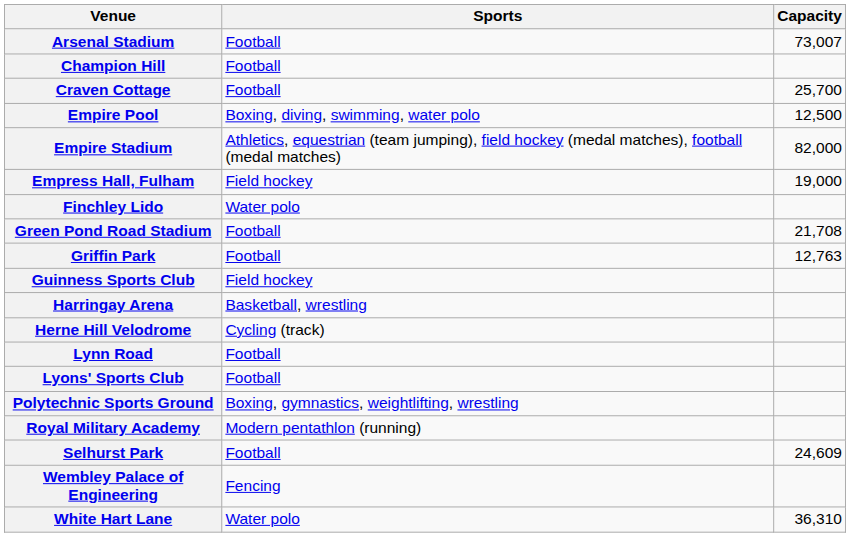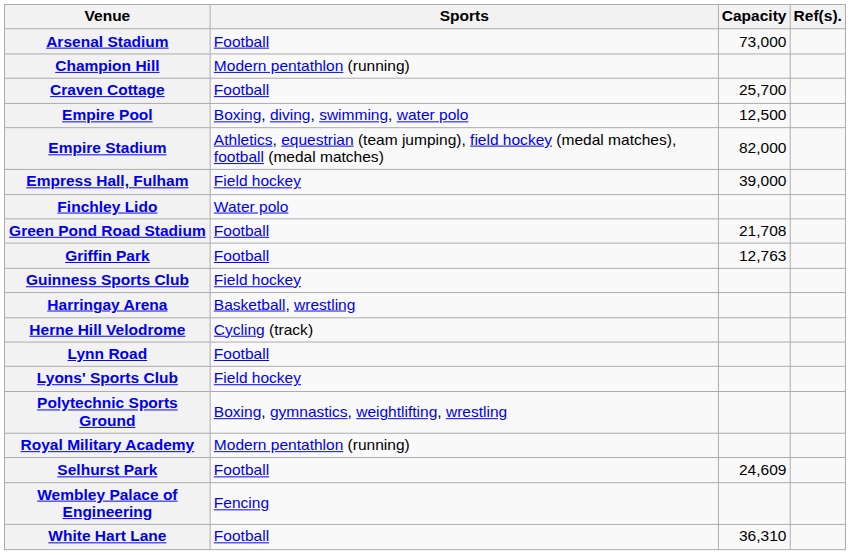+ column: (818, 16)
(818, 41) 73,007 -> (763, 41) 73,000
(253, 66) Football -> (312, 66) Modern pentathlon (running)
(818, 181) 19,000 -> (763, 181) 39,000
(253, 378) Football -> (257, 378) Field hockey
(263, 519) Water polo -> (241, 536) Football
